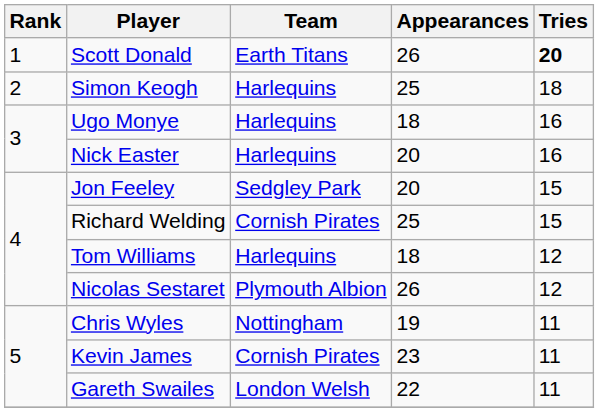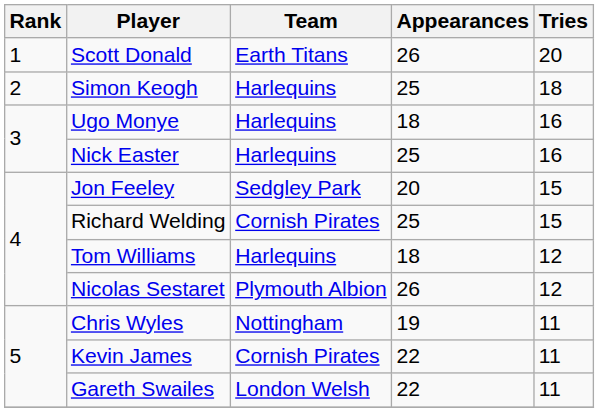(551, 54) bold -> (551, 54) normal
(408, 155) 20 -> (408, 155) 25
(408, 356) 23 -> (408, 356) 22
